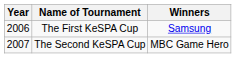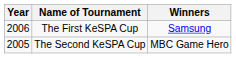(18, 45) 2007 -> (18, 45) 2005
